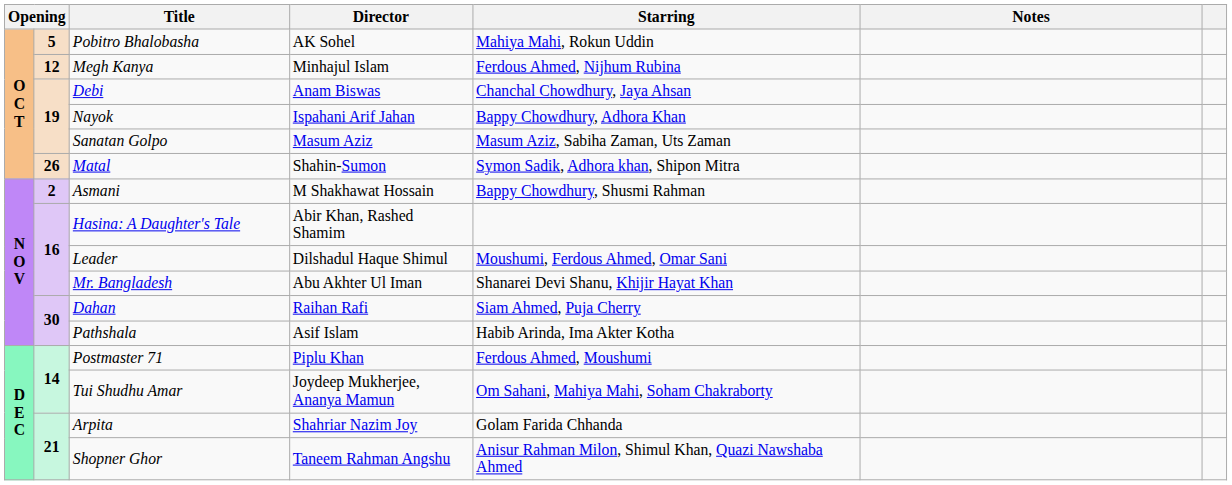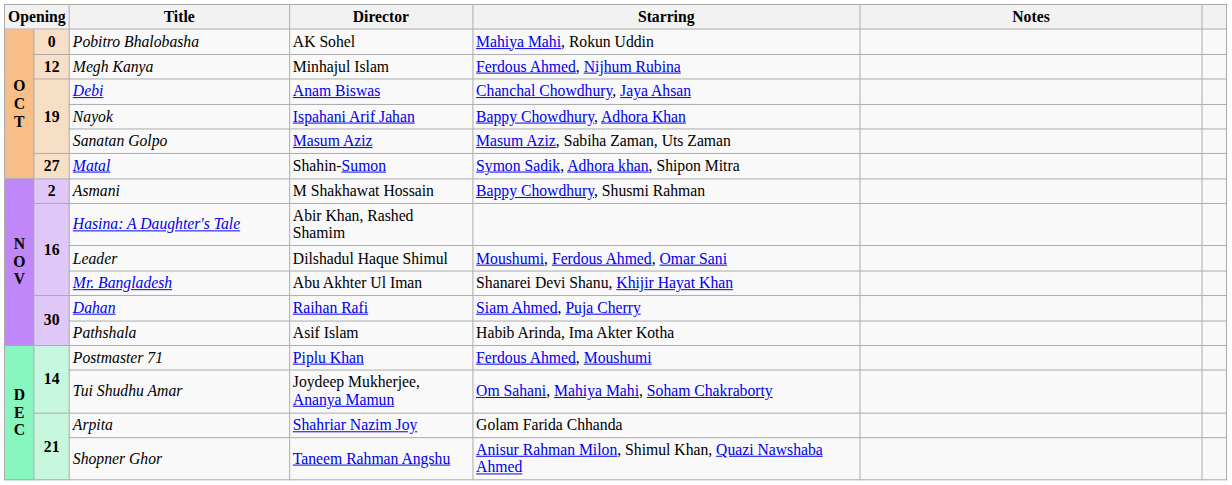(52, 41) 5 -> (52, 41) 0
(52, 166) 26 -> (52, 166) 27
